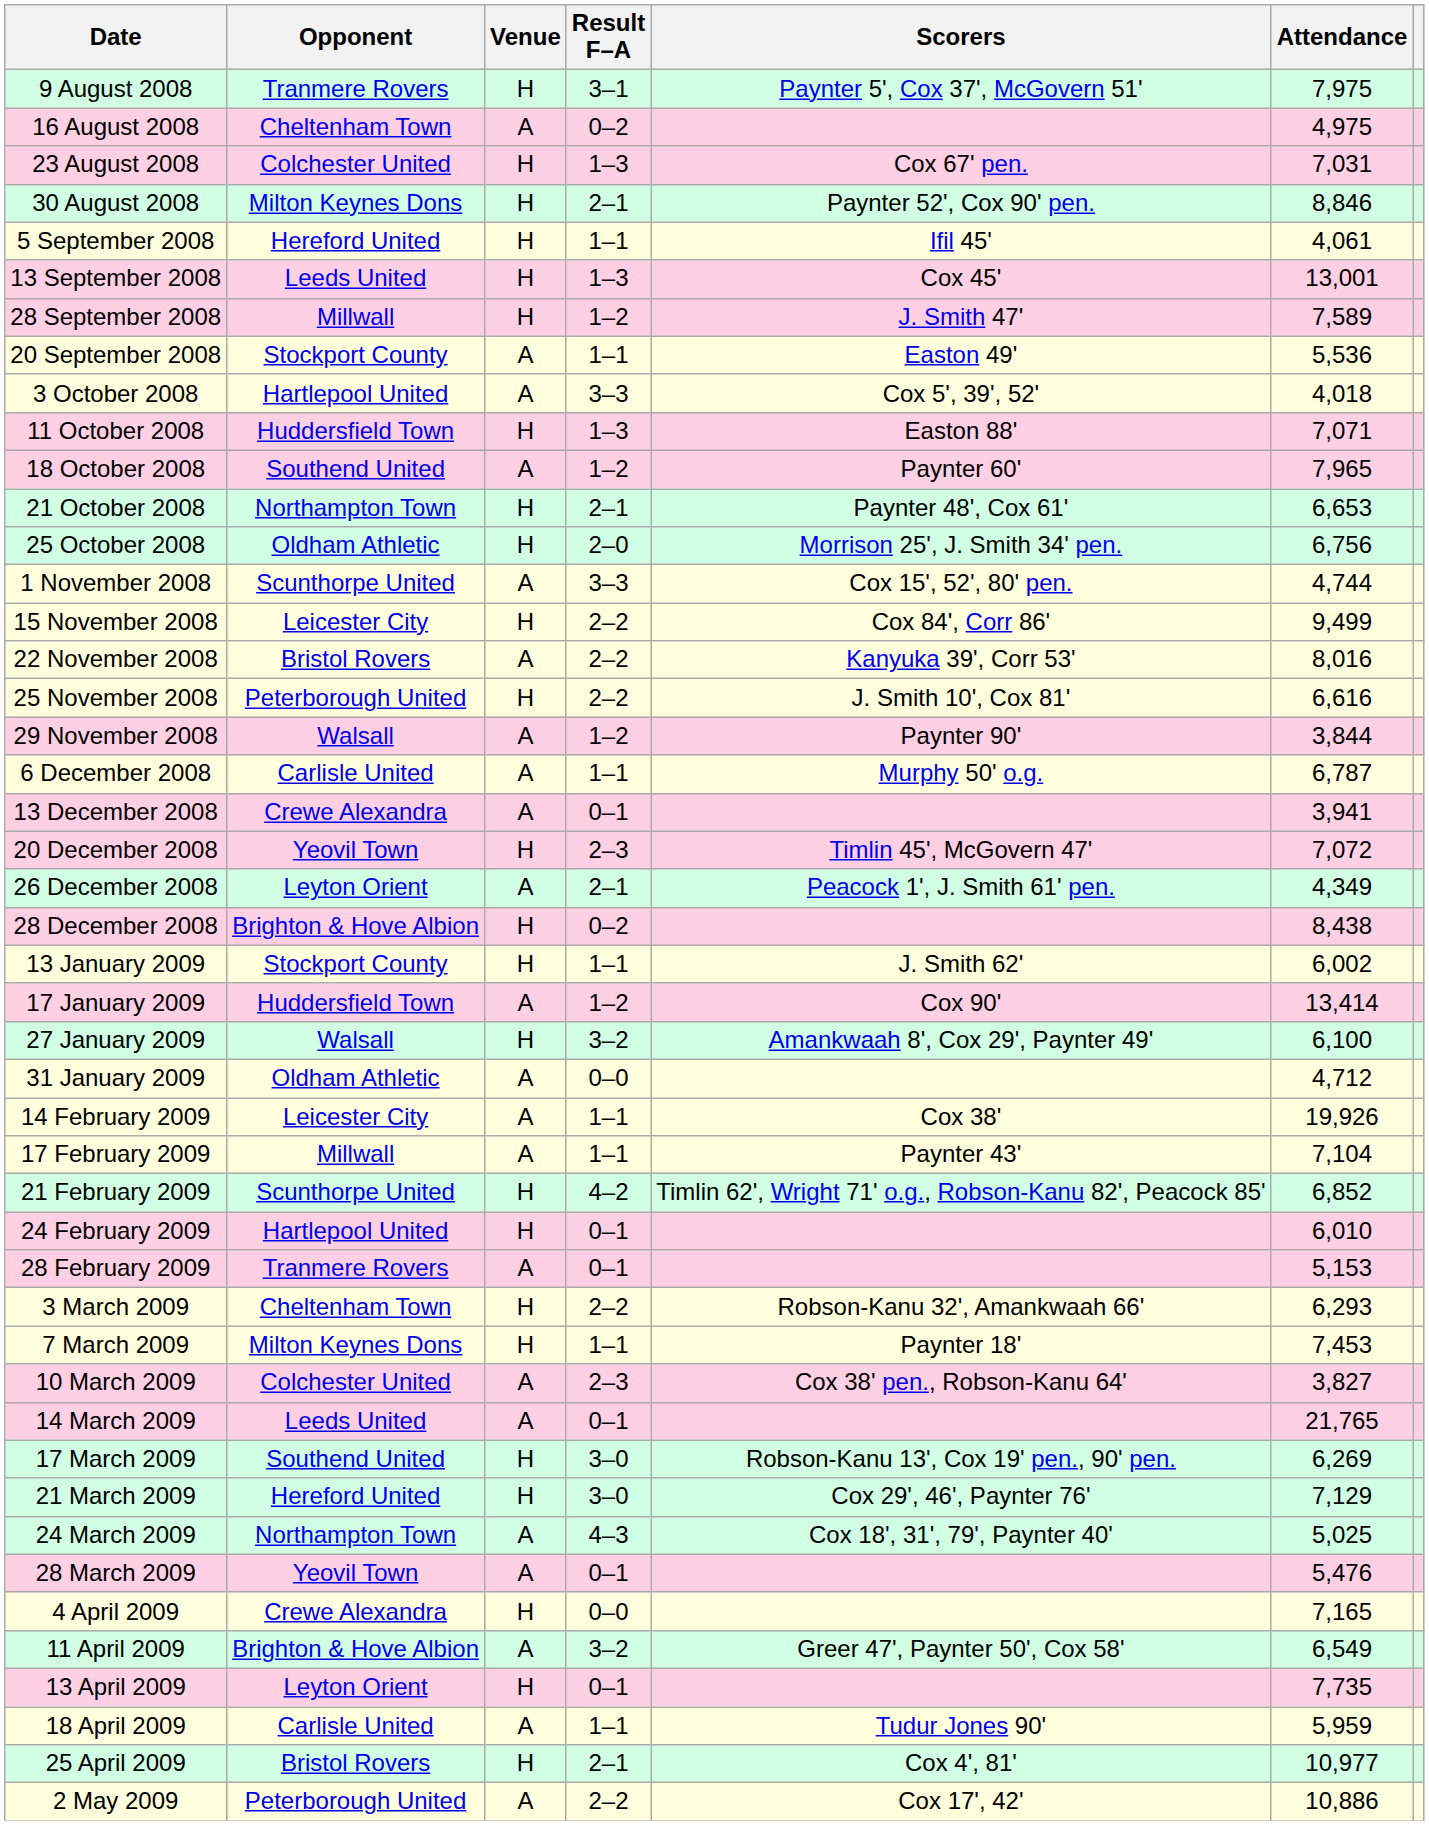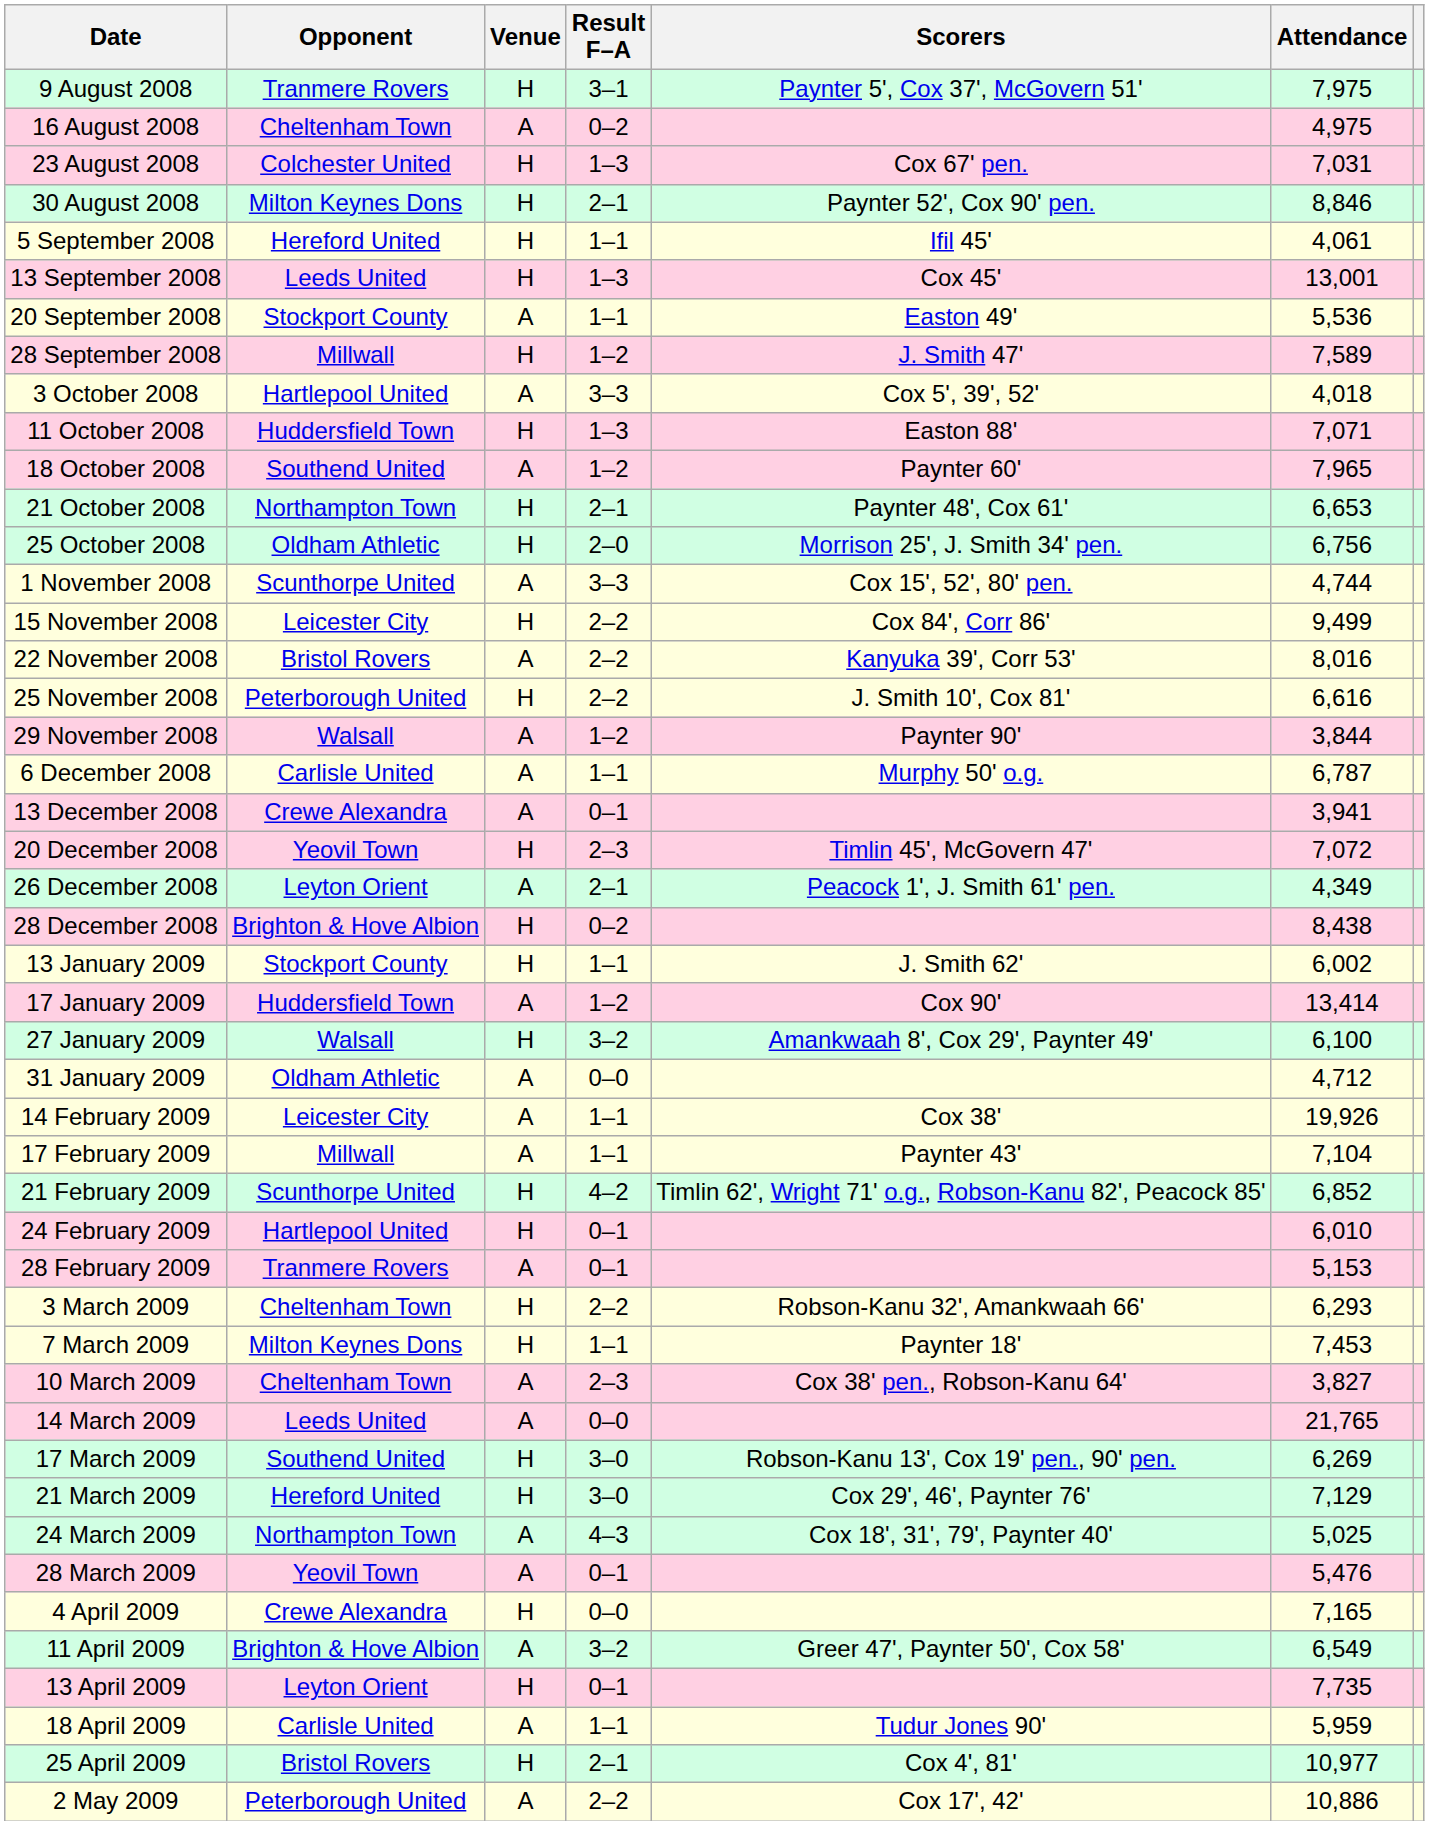rows swapped: (116, 355) <-> (116, 316)
(356, 1382) Colchester United -> (356, 1382) Cheltenham Town
(608, 1420) 0–1 -> (608, 1420) 0–0
